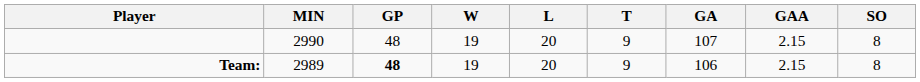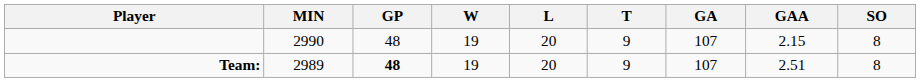(706, 65) 106 -> (706, 65) 107
(792, 65) 2.15 -> (792, 65) 2.51
